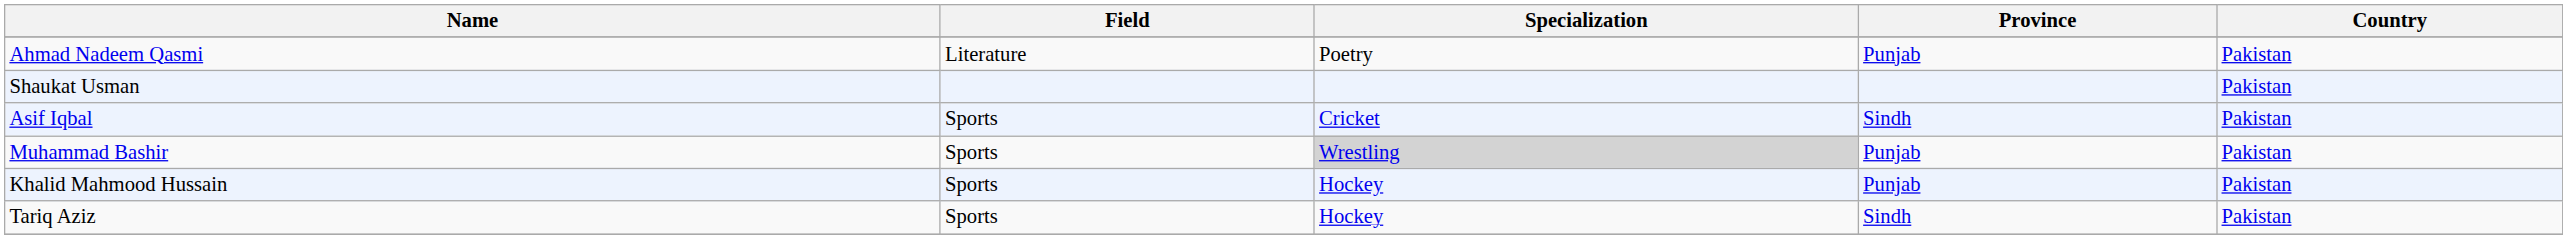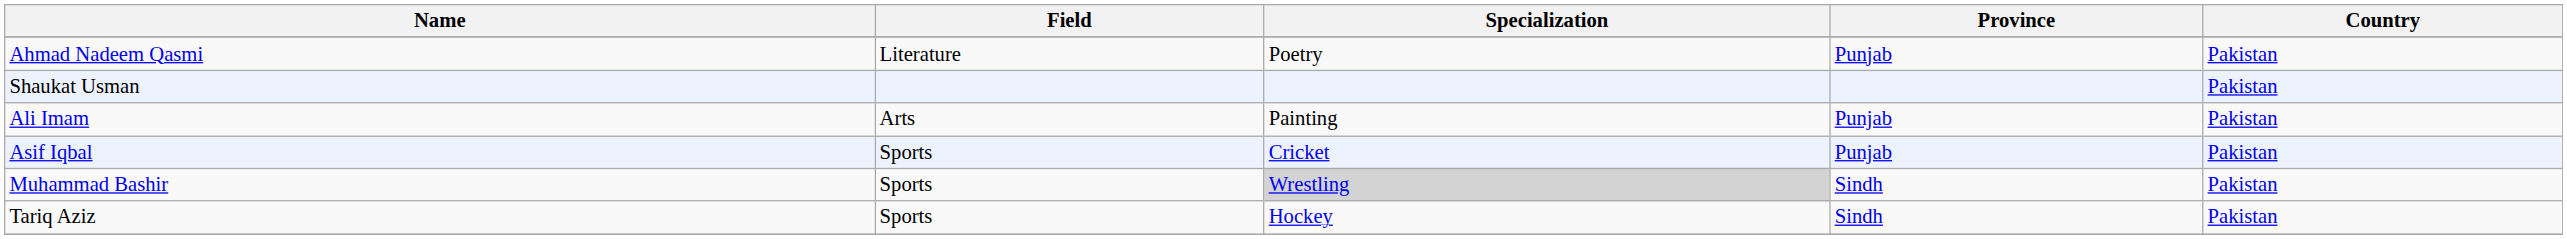+ row: (49, 119)
(1887, 119) Sindh -> (1863, 151) Punjab
(1892, 151) Punjab -> (1859, 184) Sindh
- row: (118, 184)
